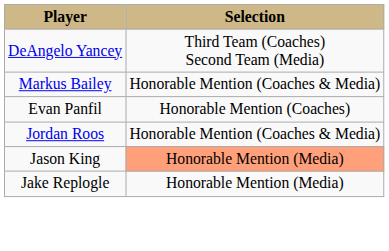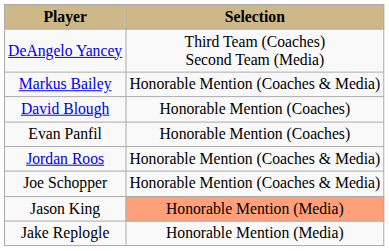+ row: (65, 109)
+ row: (65, 183)
